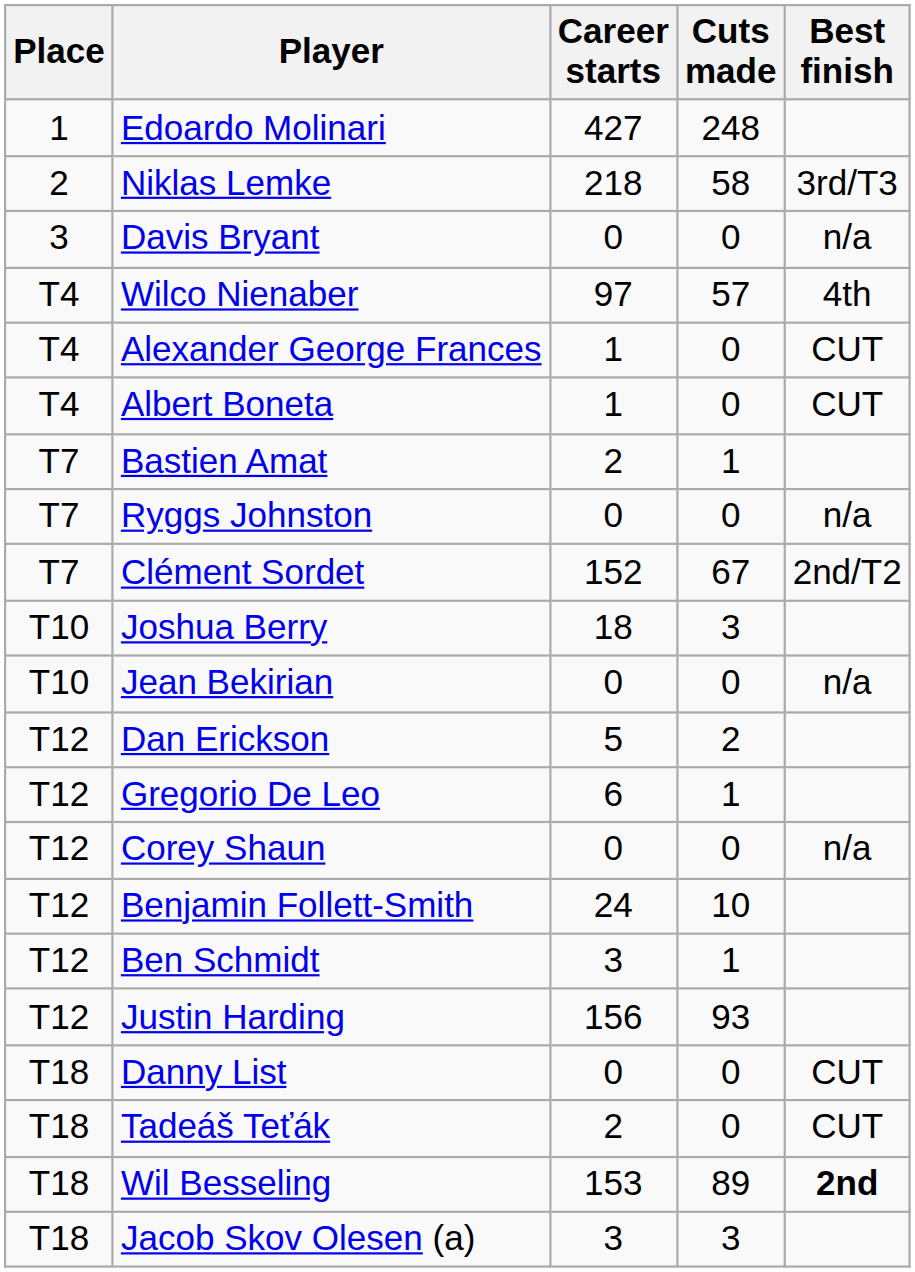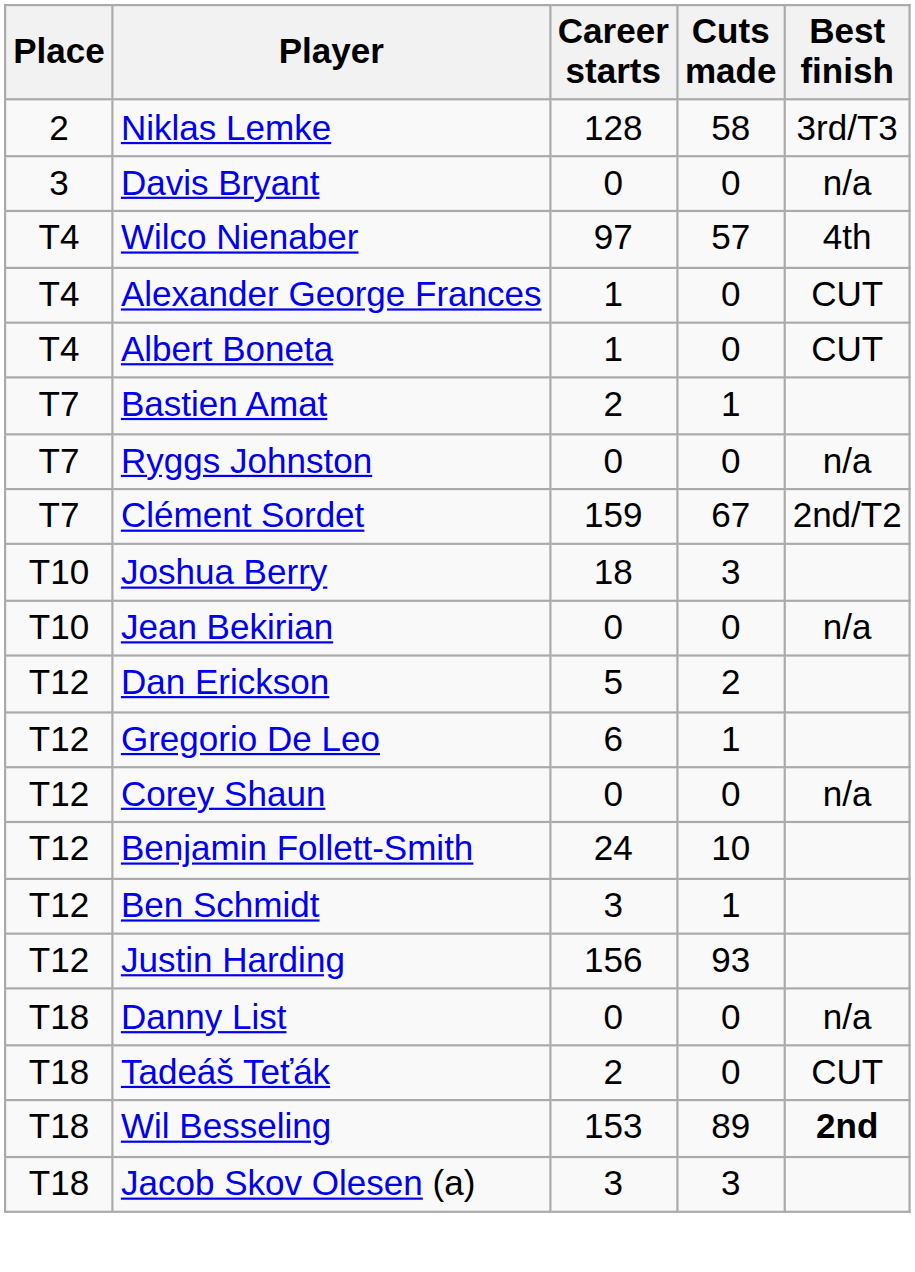- row: (253, 127)
(613, 182) 218 -> (613, 127) 128
(613, 571) 152 -> (613, 516) 159
(847, 1071) CUT -> (847, 1016) n/a
